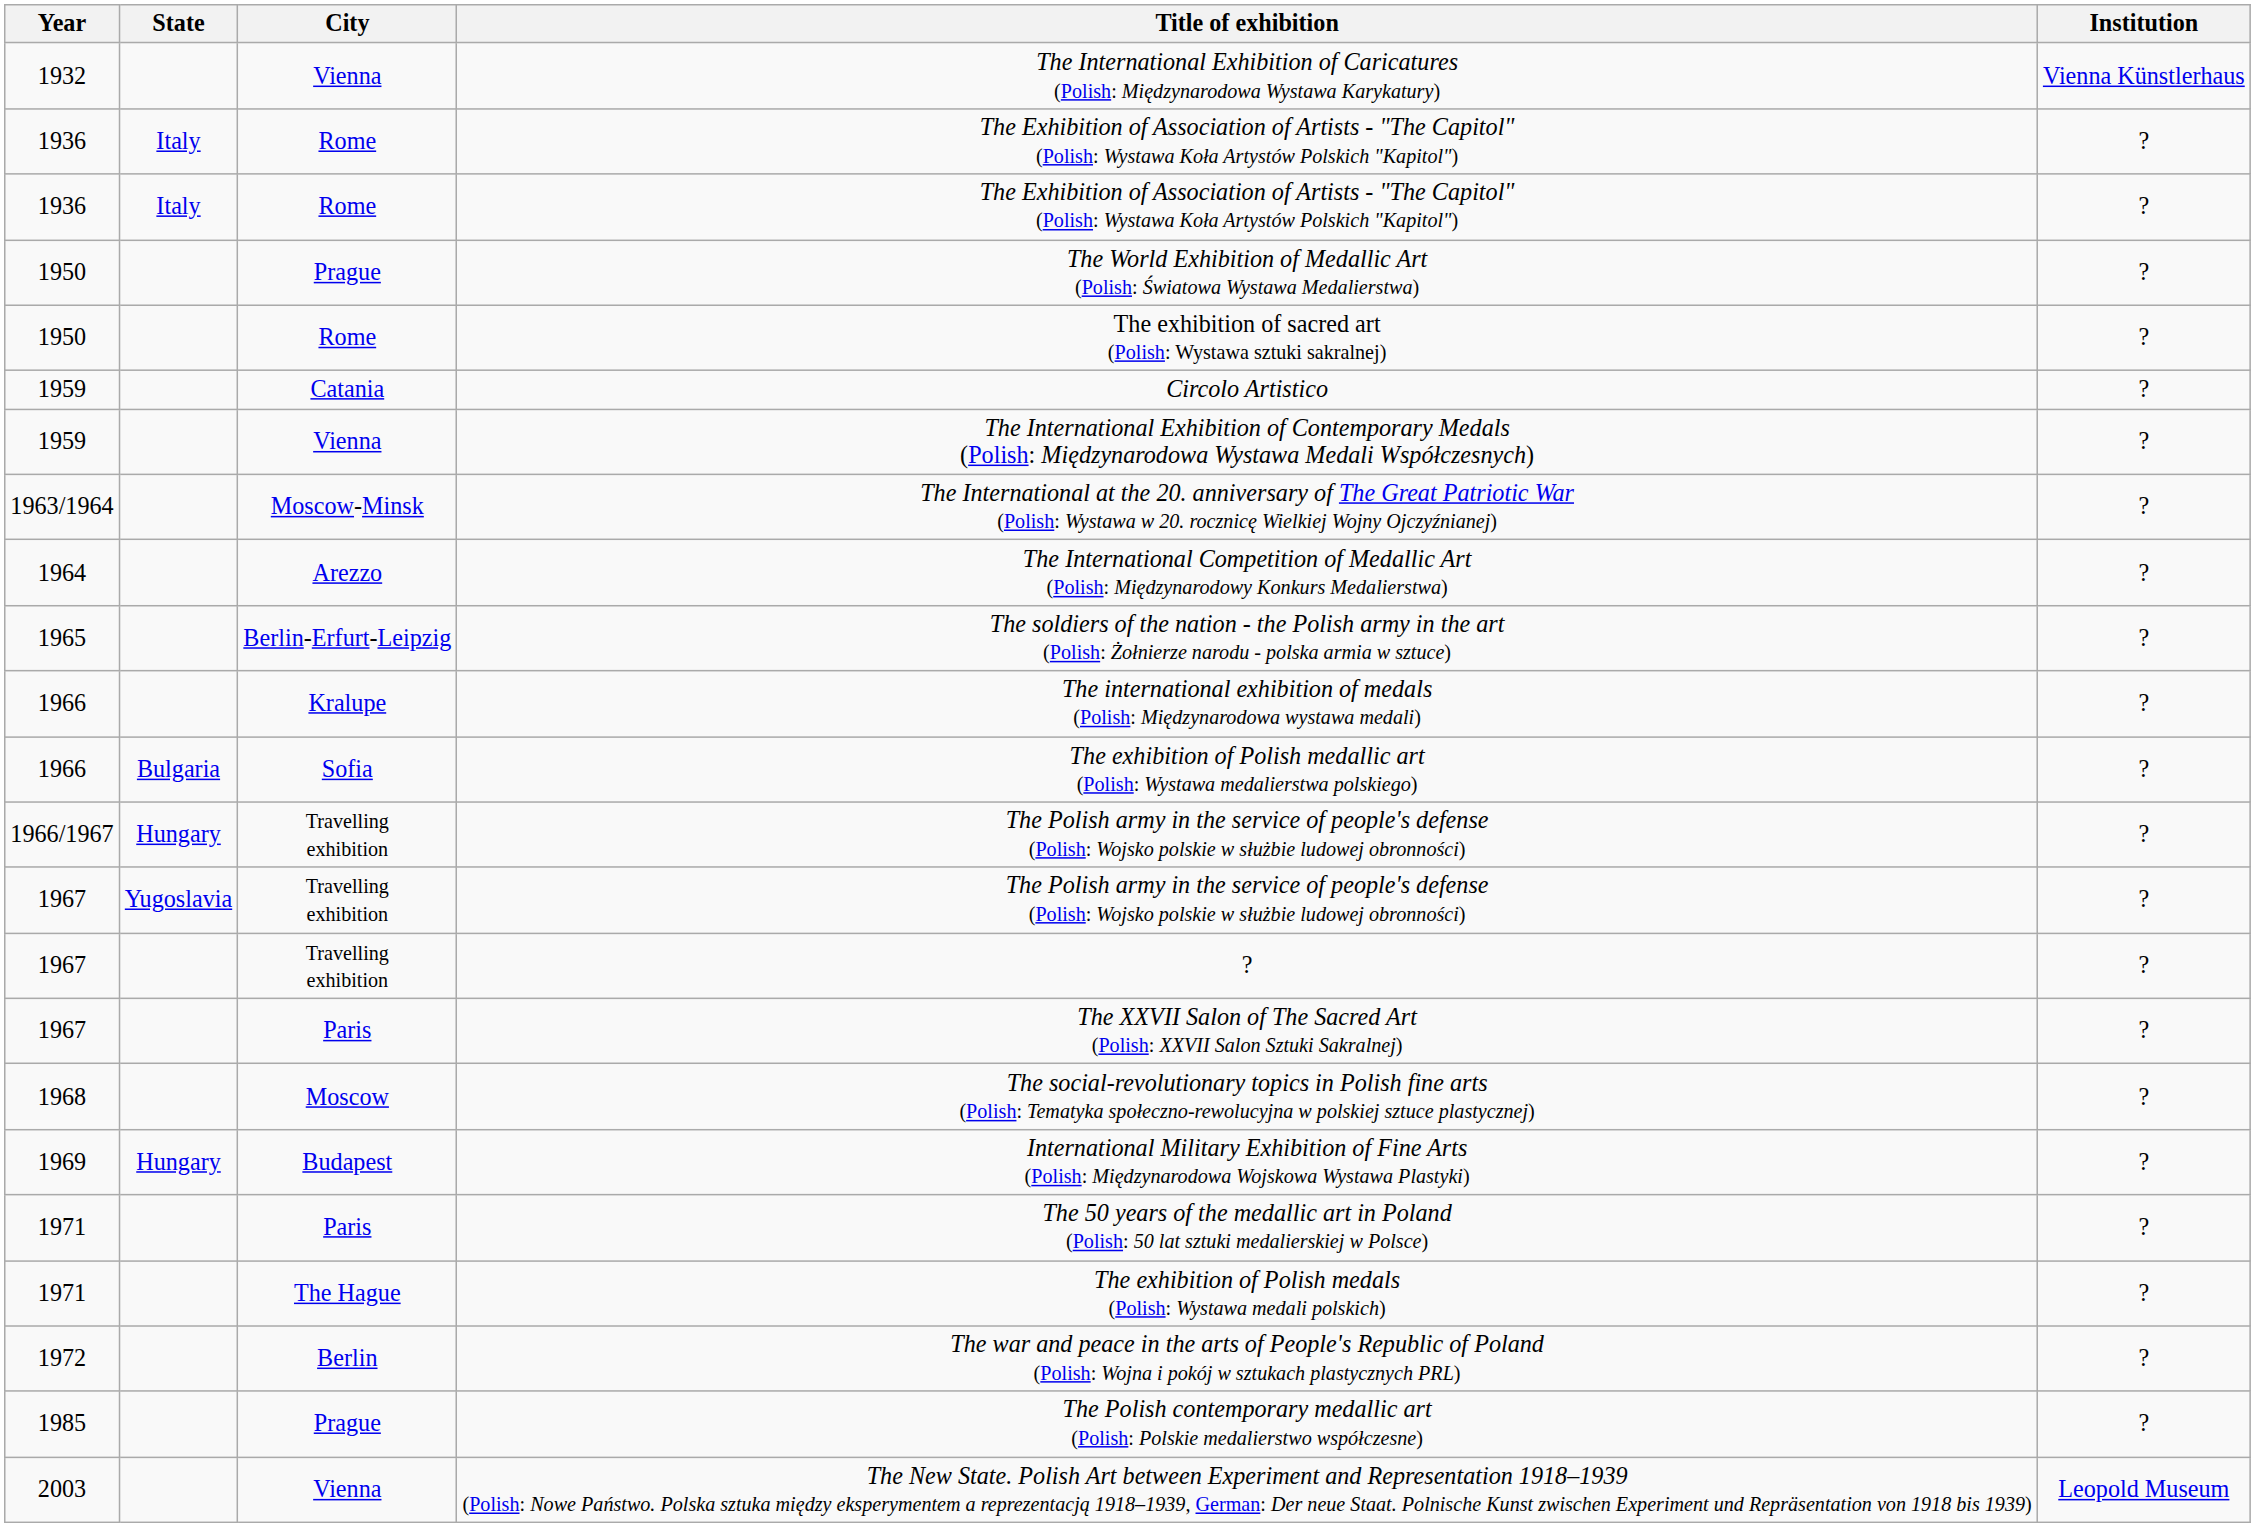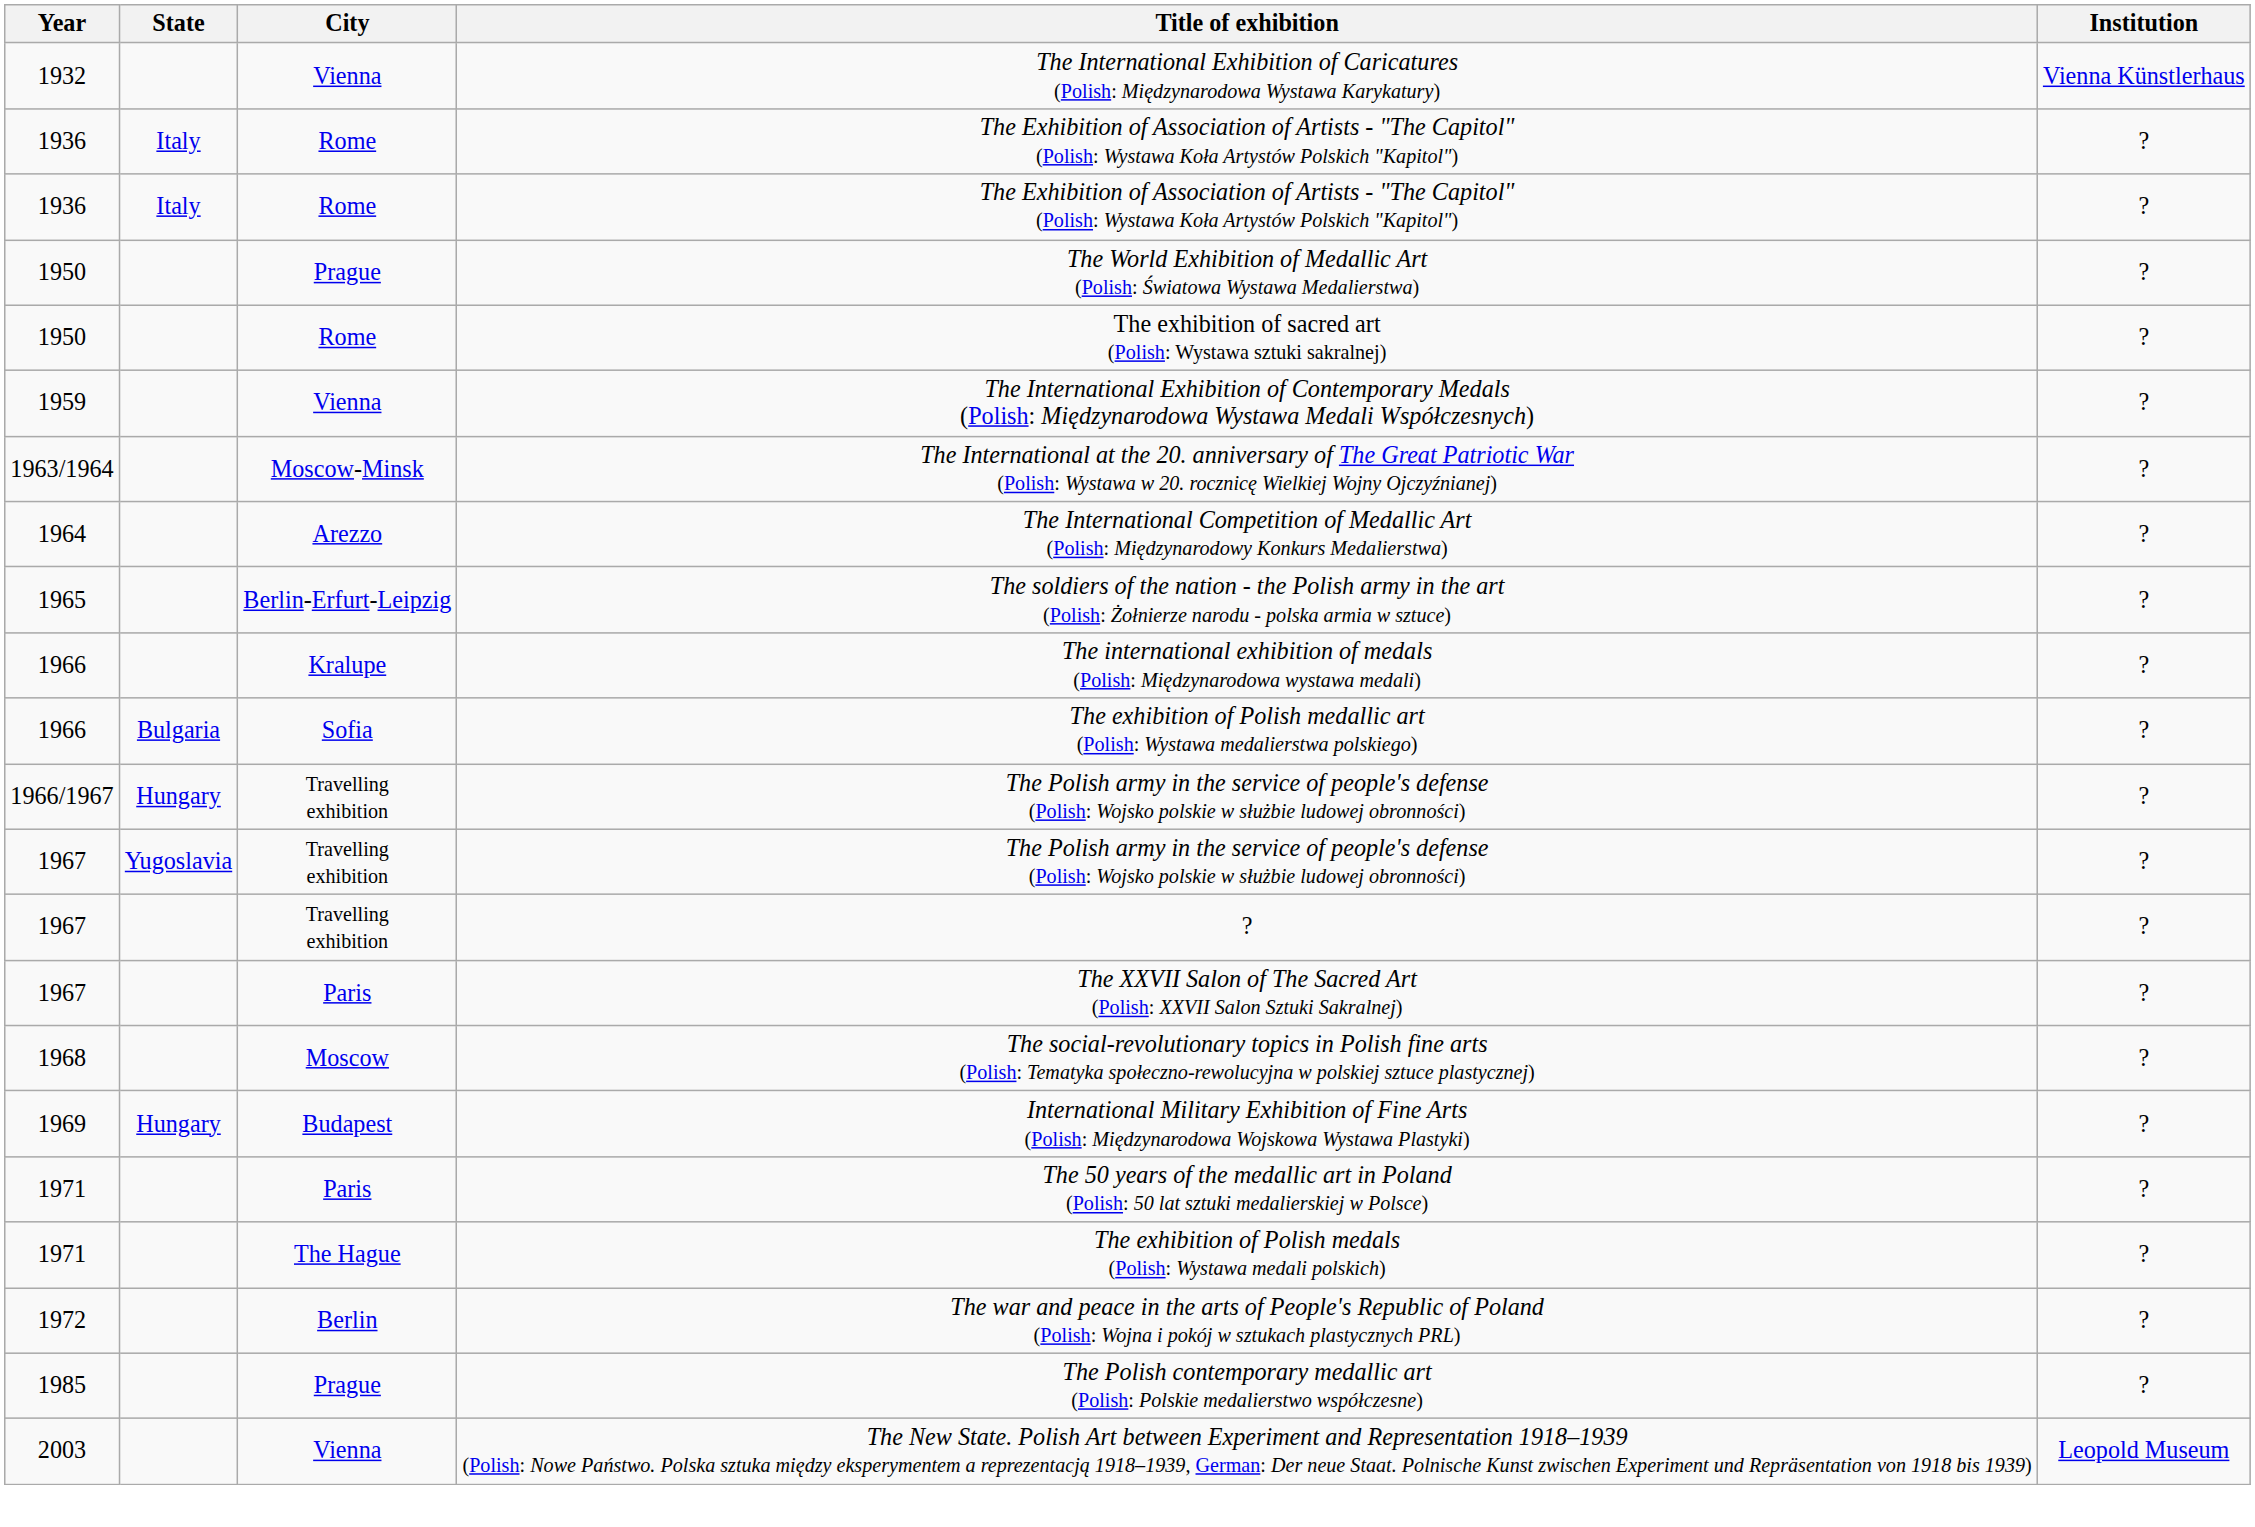- row: (62, 389)
